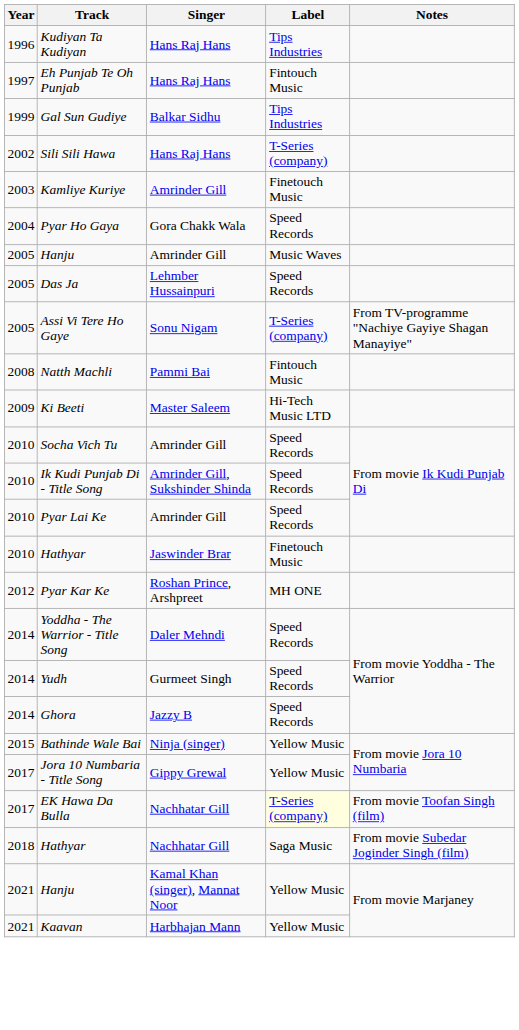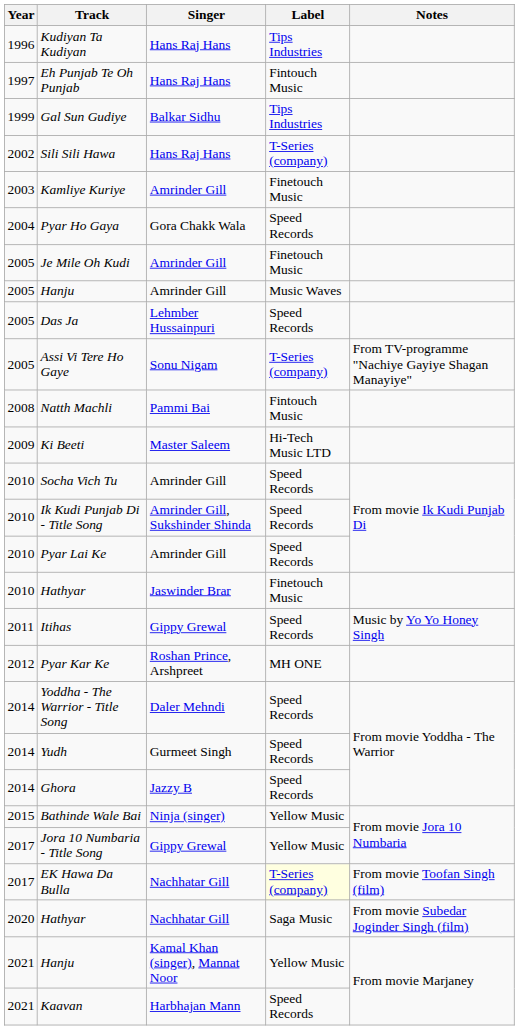+ row: (85, 262)
+ row: (56, 626)
(21, 845) 2018 -> (21, 918) 2020
(307, 926) Yellow Music -> (291, 1006) Speed Records
